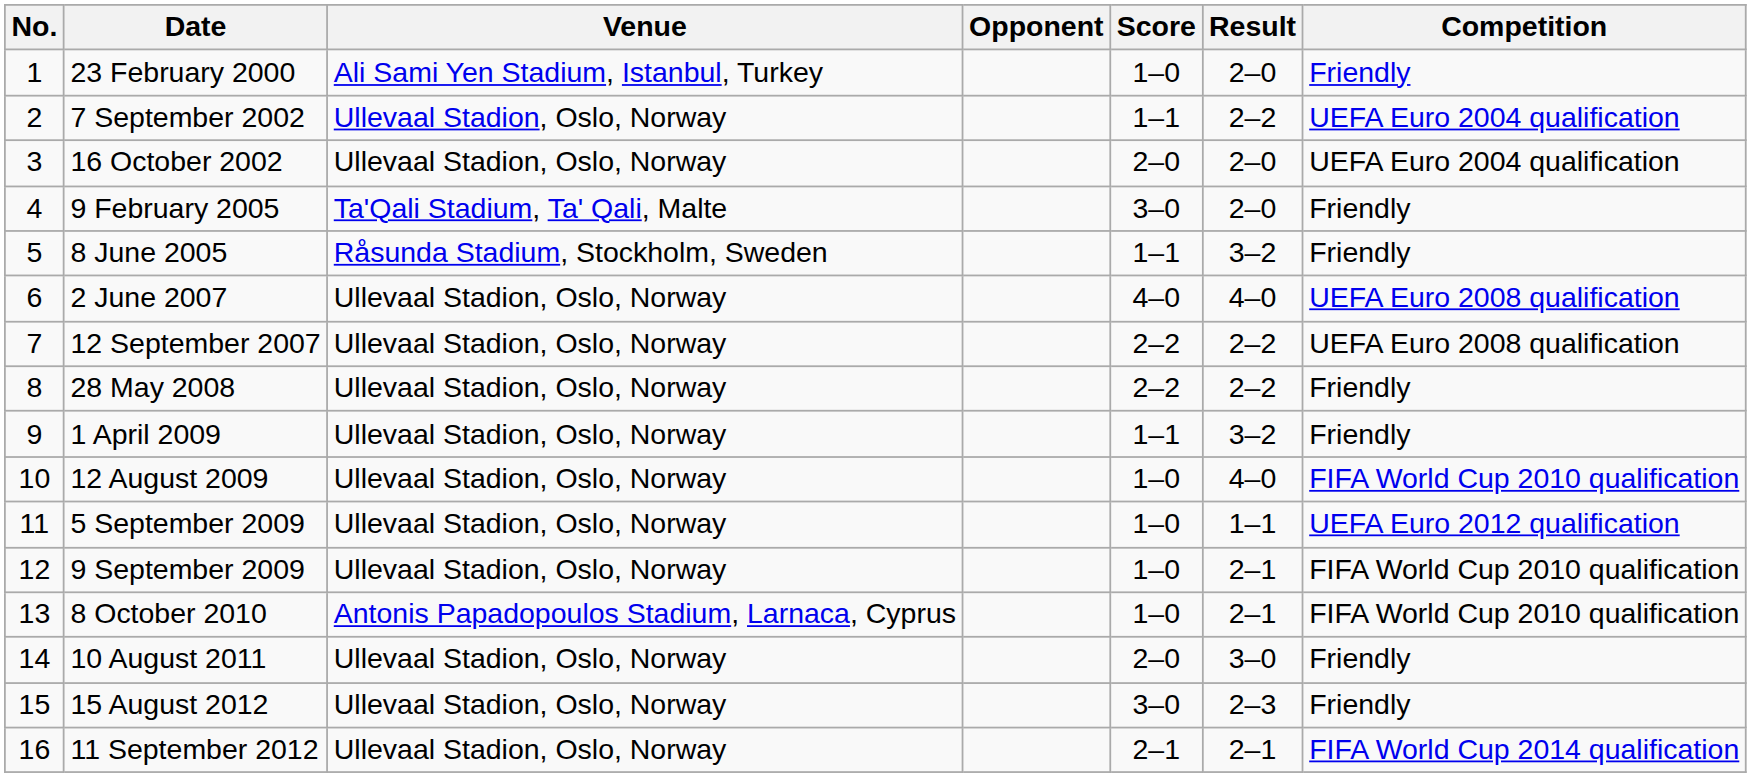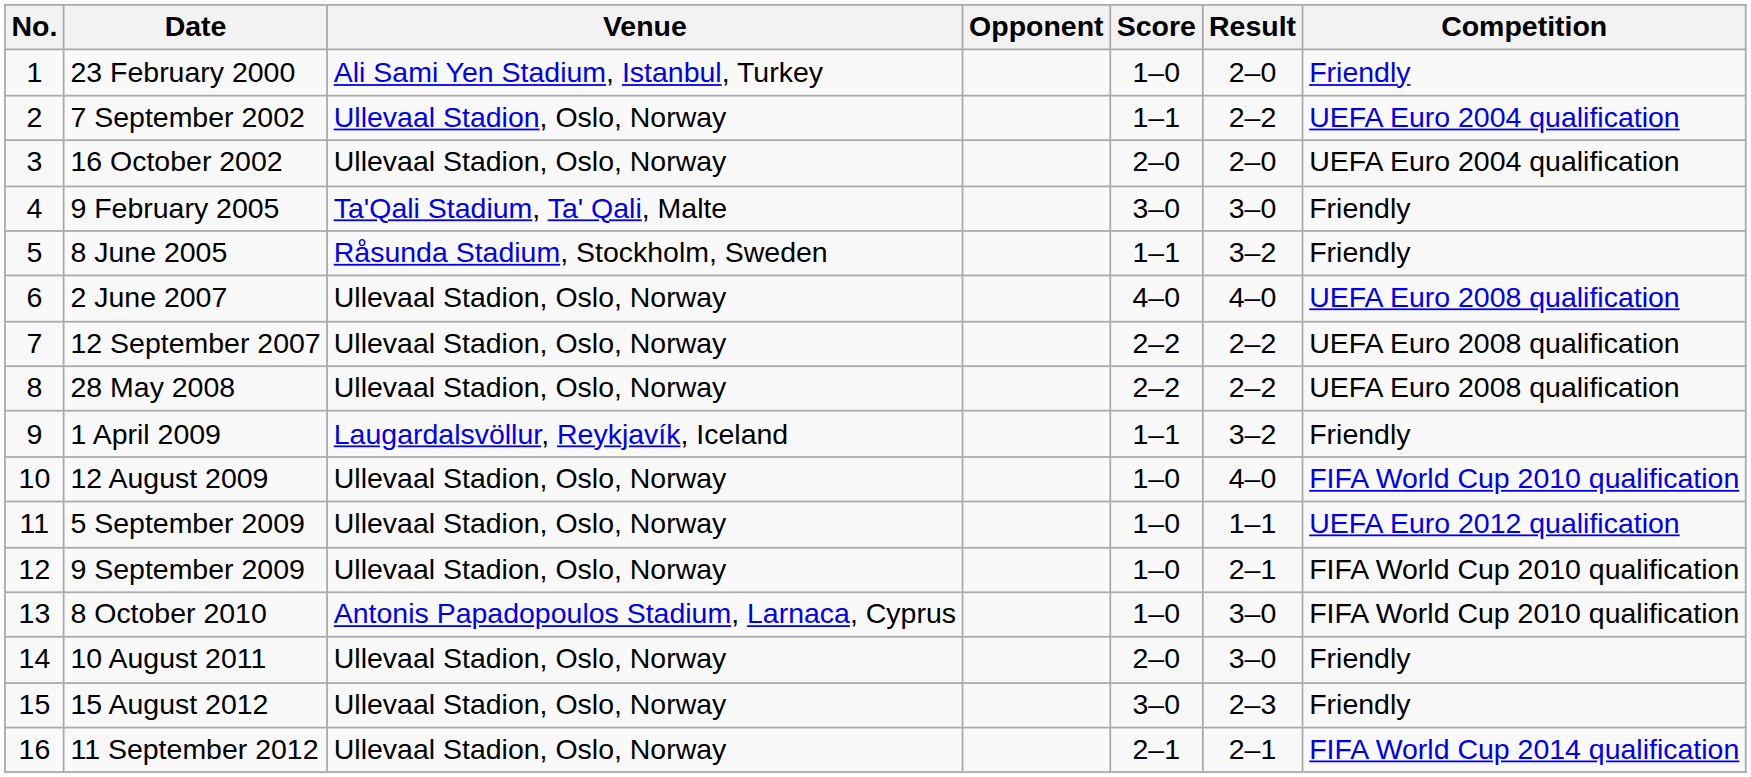(1253, 207) 2–0 -> (1253, 207) 3–0
(1360, 388) Friendly -> (1494, 388) UEFA Euro 2008 qualification
(530, 433) Ullevaal Stadion, Oslo, Norway -> (561, 433) Laugardalsvöllur, Reykjavík, Iceland
(1253, 614) 2–1 -> (1253, 614) 3–0
